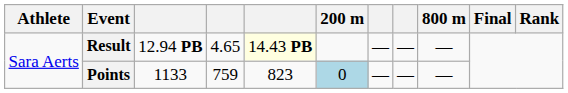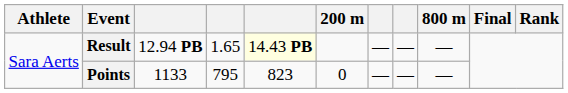(225, 46) 4.65 -> (225, 46) 1.65
(225, 74) 759 -> (225, 74) 795
(342, 74) lightblue background -> (342, 74) no background
